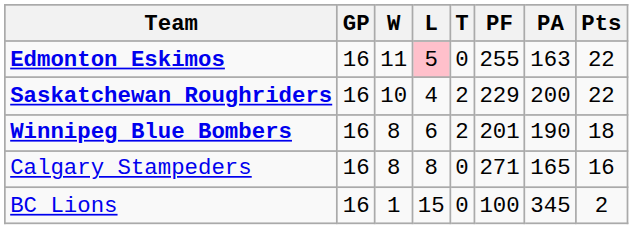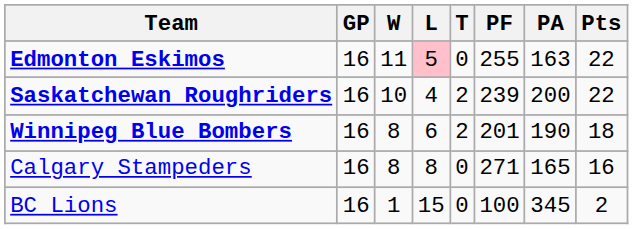(500, 96) 229 -> (500, 96) 239
